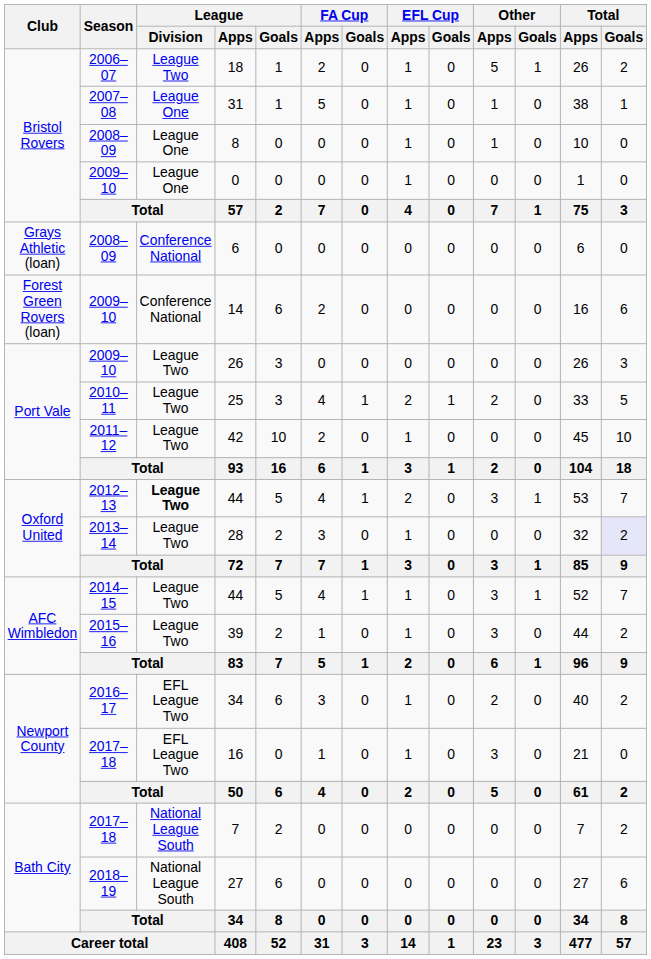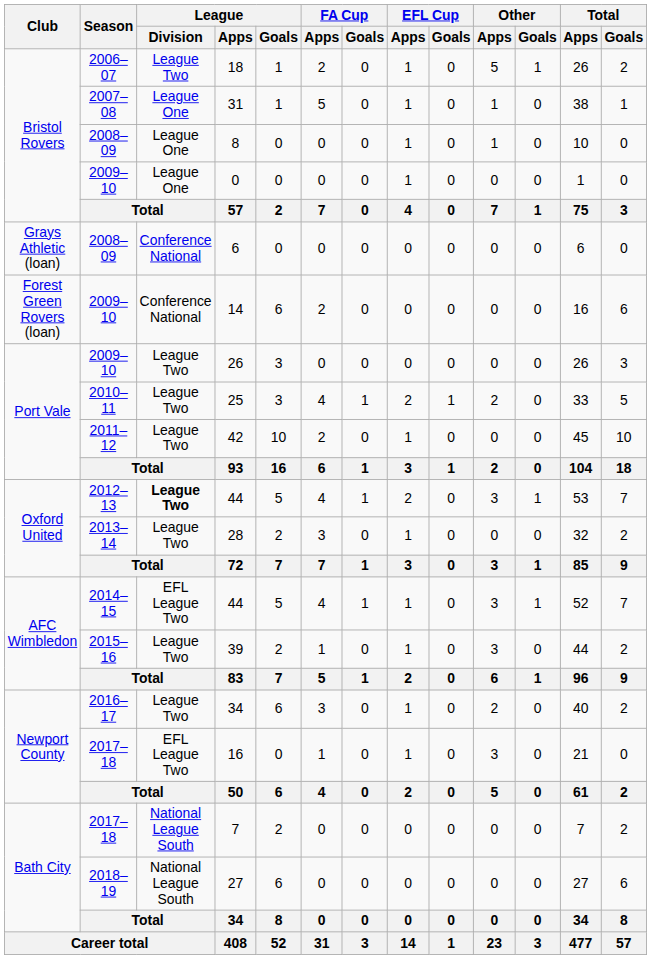(624, 536) lavender background -> (624, 536) no background
(176, 595) League Two -> (176, 603) EFL League Two
(176, 701) EFL League Two -> (176, 709) League Two
